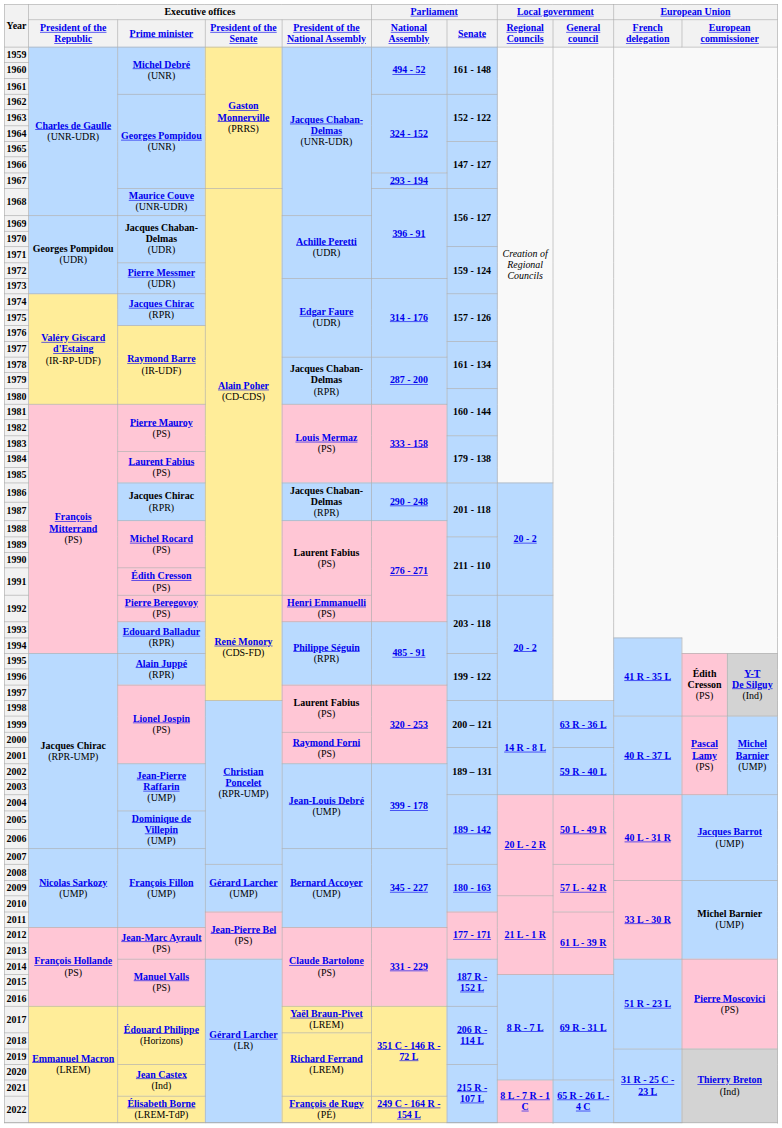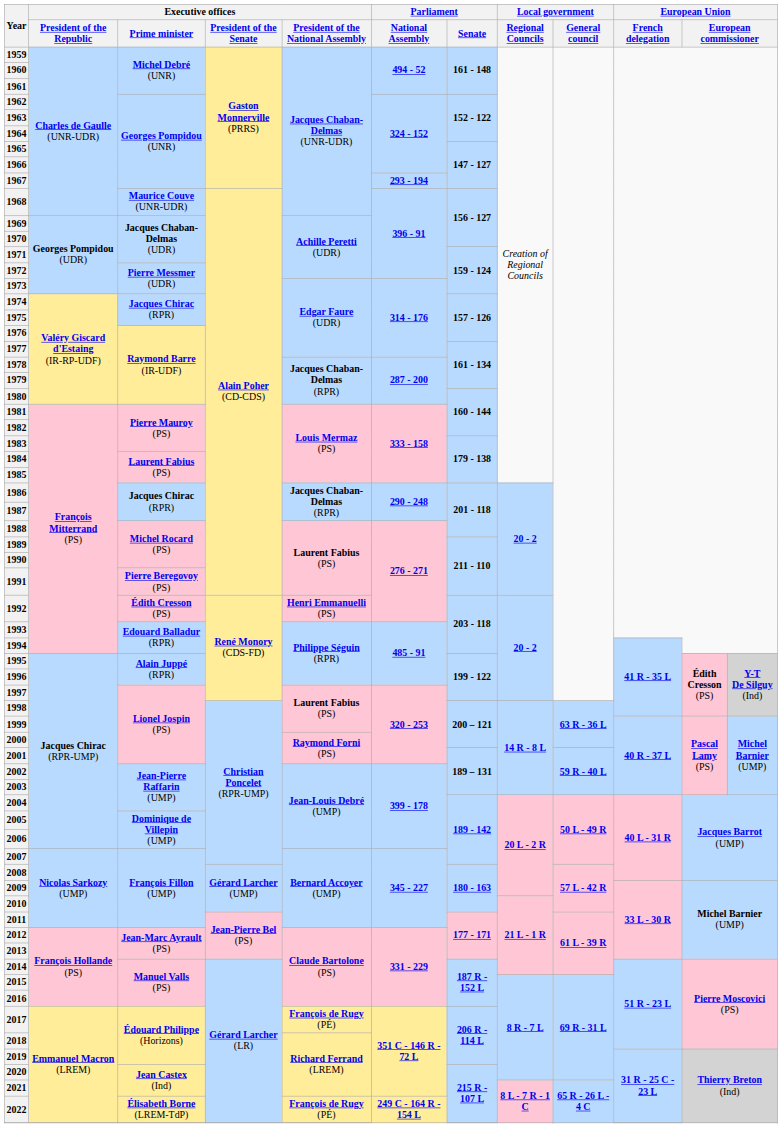(161, 581) Édith Cresson (PS) -> (161, 581) Pierre Beregovoy (PS)
(161, 608) Pierre Beregovoy (PS) -> (161, 608) Édith Cresson (PS)
(326, 1019) Yaël Braun-Pivet (LREM) -> (326, 1019) François de Rugy (PÉ)
